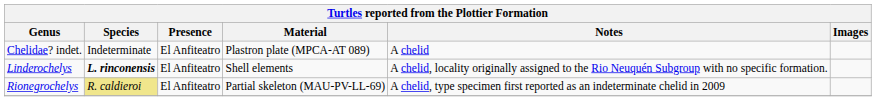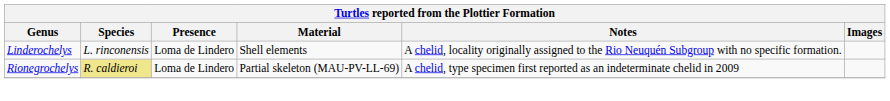- row: (44, 50)
(121, 68) bold -> (116, 50) normal
(190, 68) El Anfiteatro -> (194, 50) Loma de Lindero
(190, 86) El Anfiteatro -> (194, 68) Loma de Lindero
